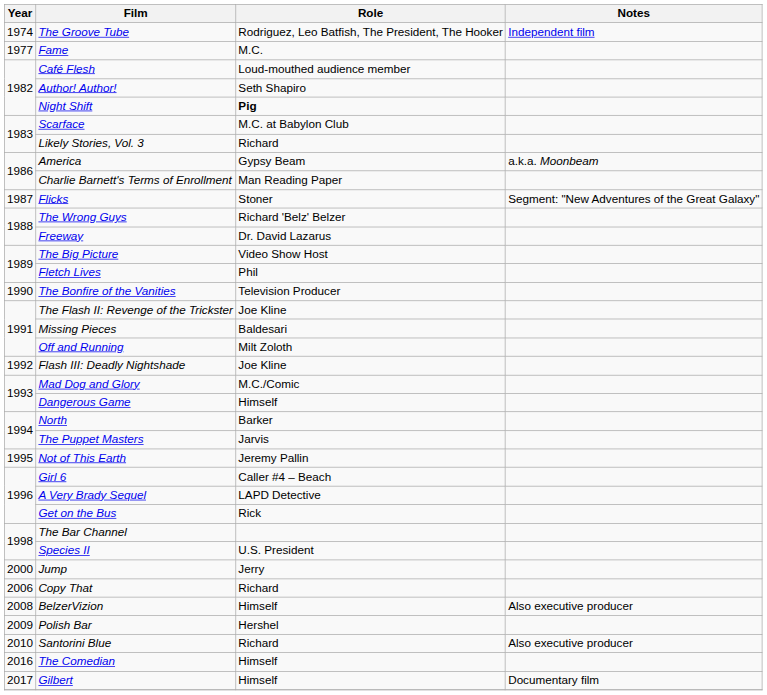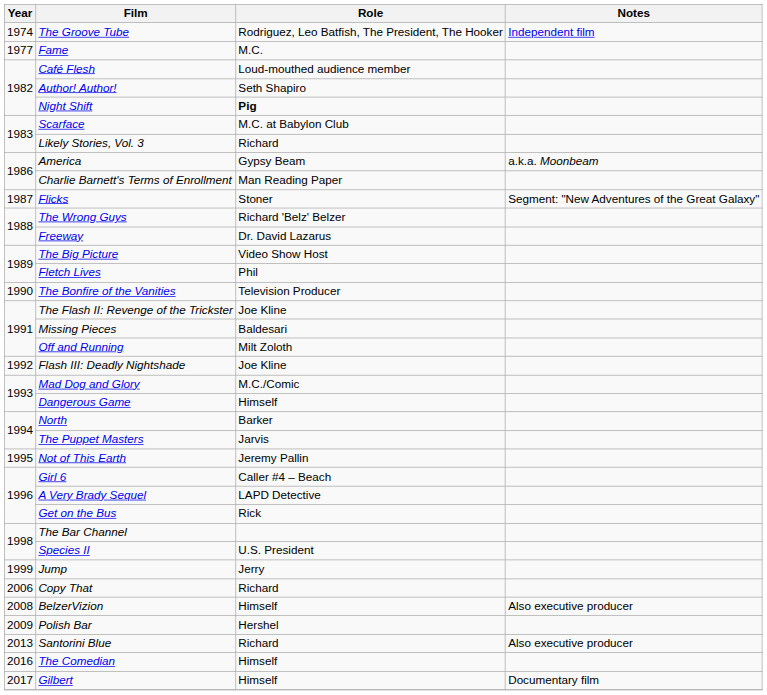(20, 569) 2000 -> (20, 569) 1999
(20, 643) 2010 -> (20, 643) 2013
